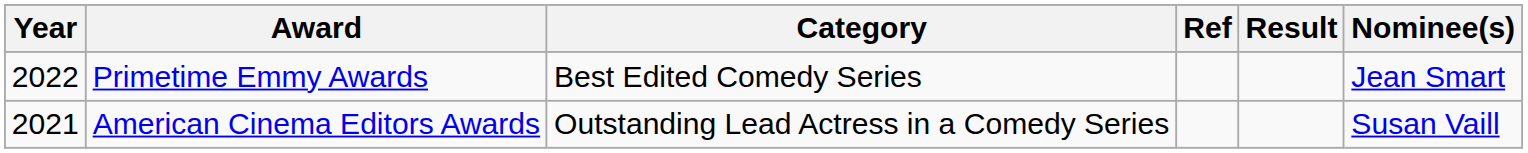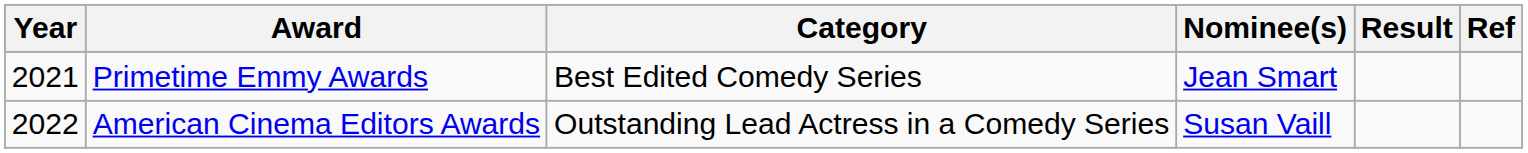columns swapped: (1433, 28) <-> (1207, 28)
(45, 76) 2022 -> (45, 76) 2021
(45, 123) 2021 -> (45, 123) 2022
